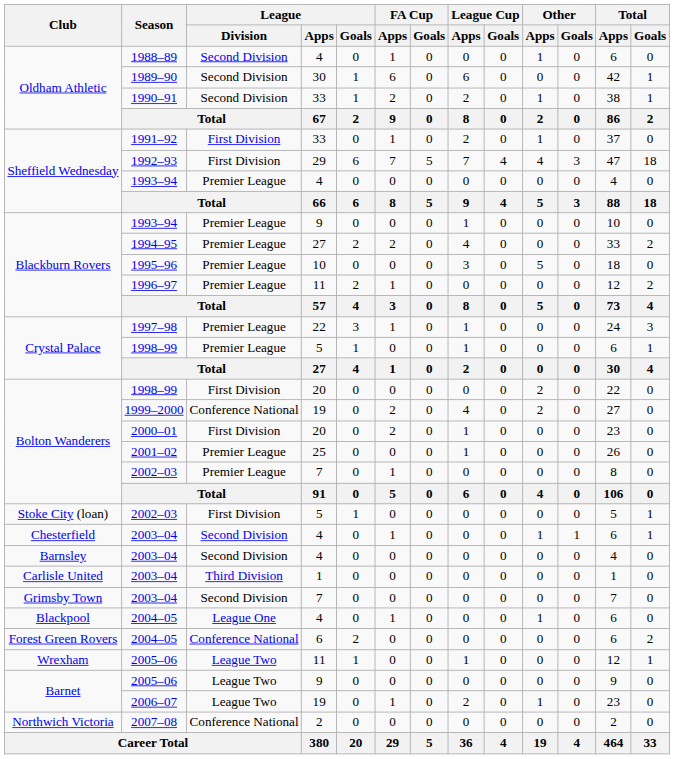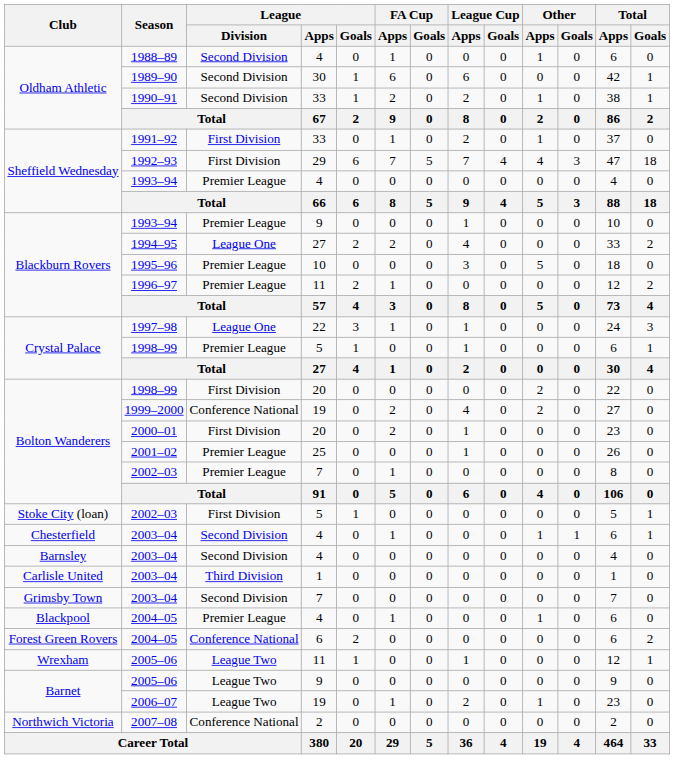(244, 243) Premier League -> (244, 243) League One
(244, 327) Premier League -> (244, 327) League One
(244, 618) League One -> (244, 618) Premier League
